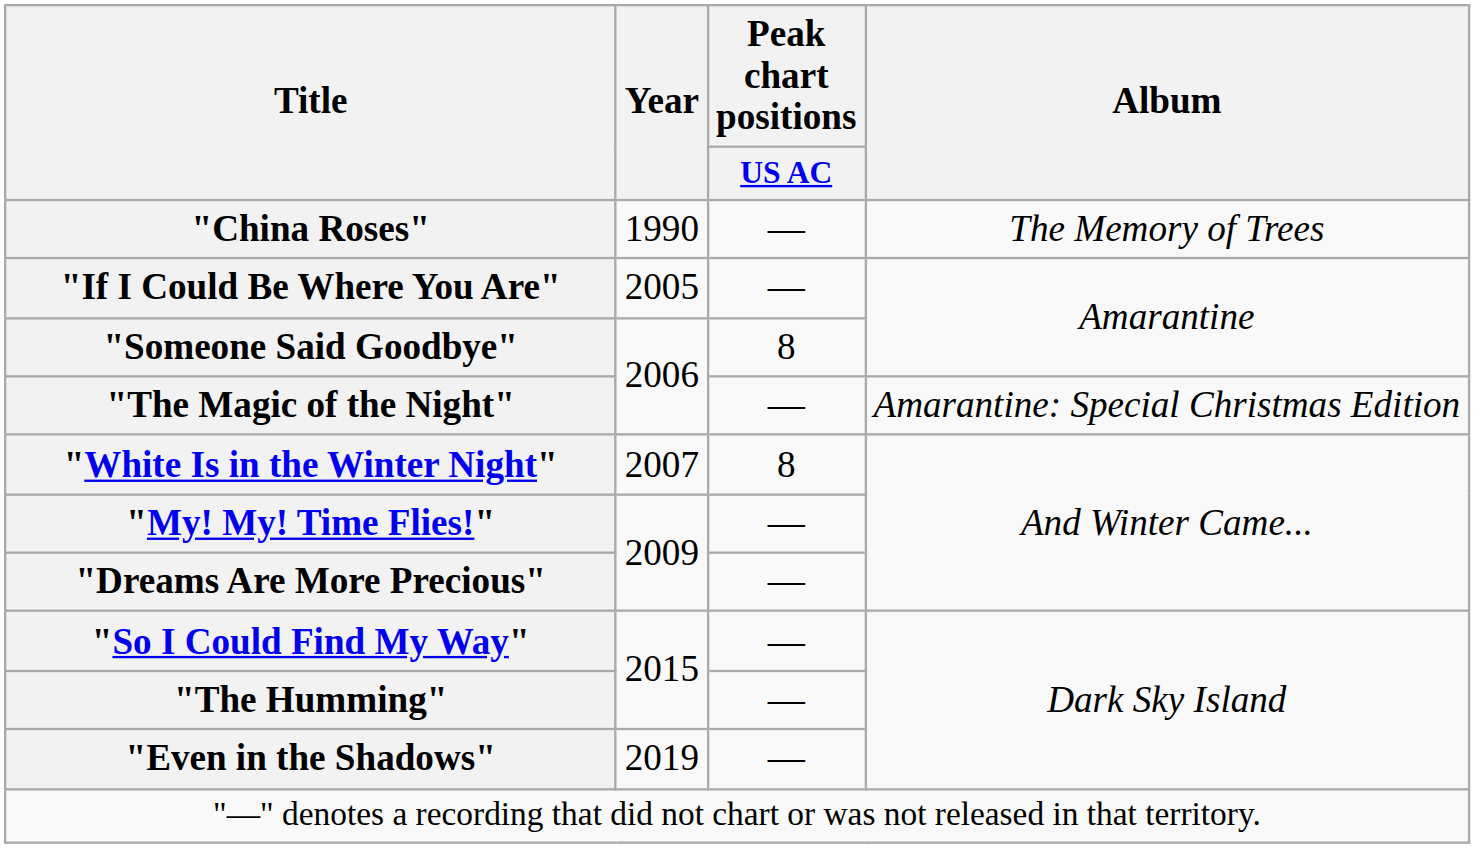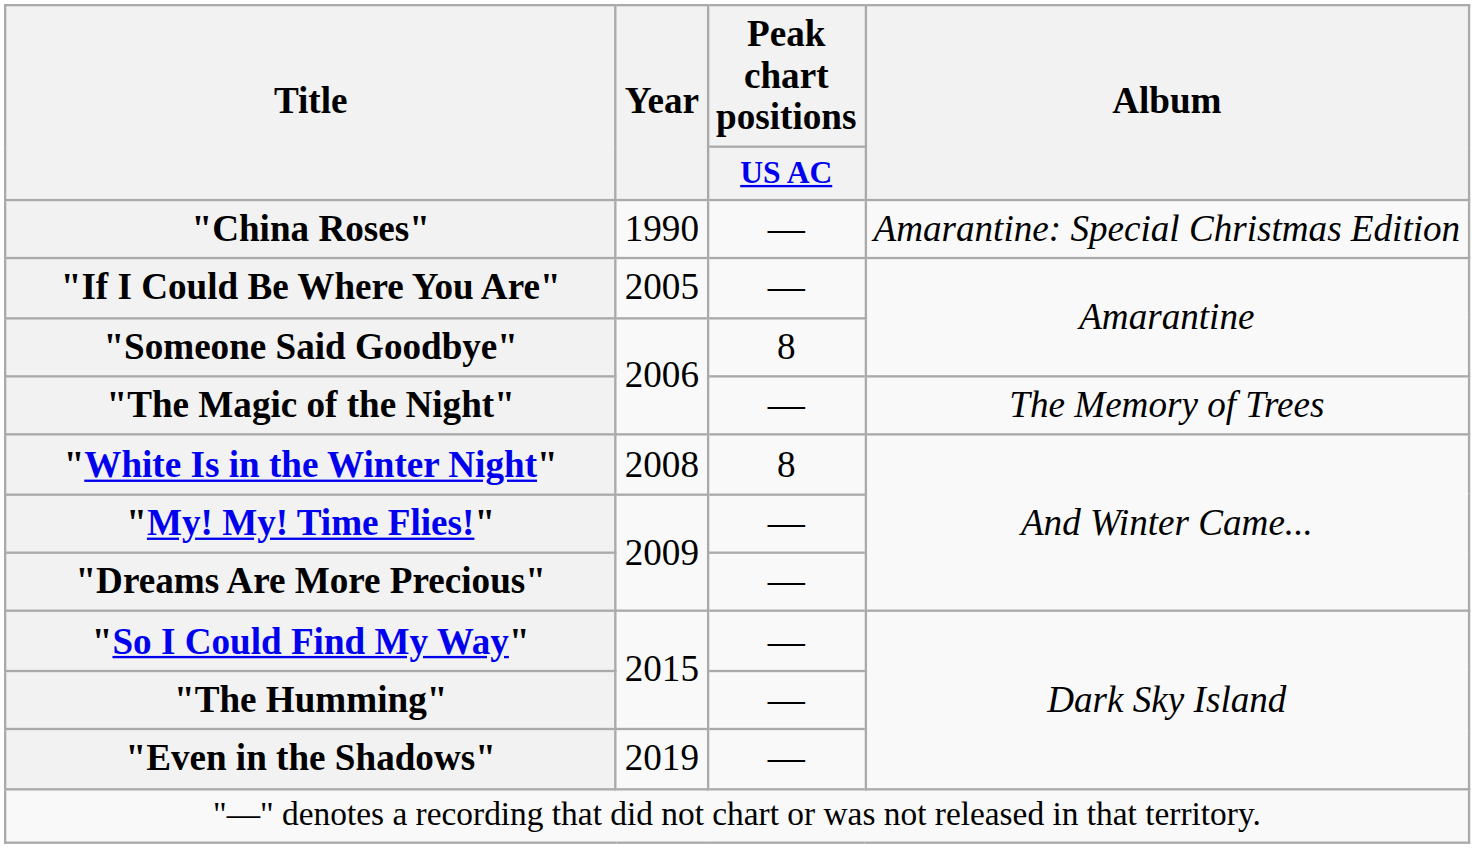(1167, 228) The Memory of Trees -> (1167, 228) Amarantine: Special Christmas Edition
(1167, 404) Amarantine: Special Christmas Edition -> (1167, 404) The Memory of Trees
(662, 463) 2007 -> (662, 463) 2008
